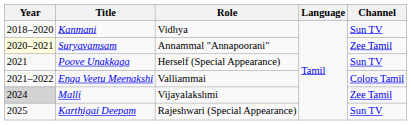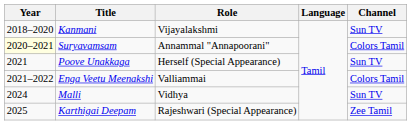(173, 29) Vidhya -> (188, 29) Vijayalakshmi
(371, 45) Zee Tamil -> (377, 45) Colors Tamil
(17, 95) lightgrey background -> (17, 95) no background
(188, 95) Vijayalakshmi -> (173, 95) Vidhya
(371, 95) Zee Tamil -> (366, 95) Sun TV
(366, 111) Sun TV -> (371, 111) Zee Tamil
